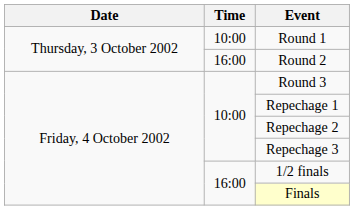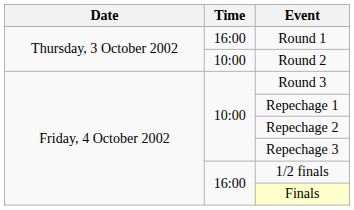(230, 37) 10:00 -> (230, 37) 16:00
(230, 60) 16:00 -> (230, 60) 10:00
